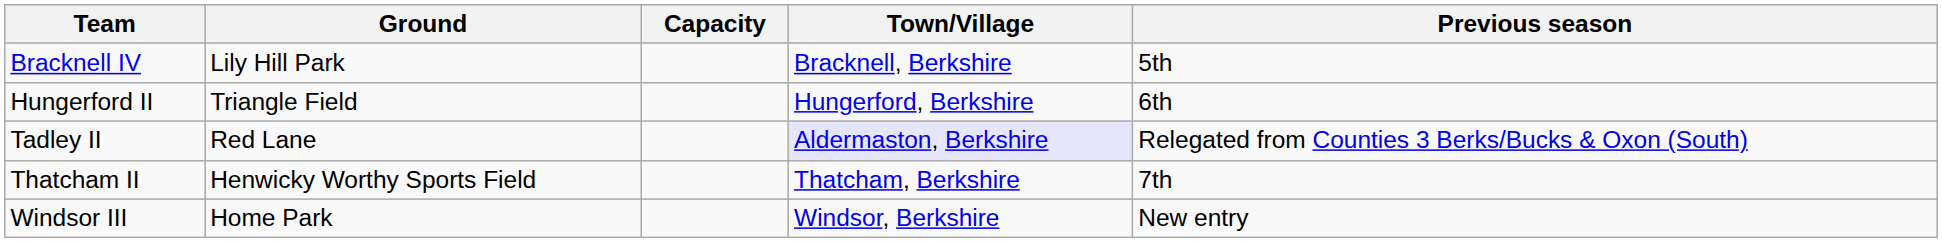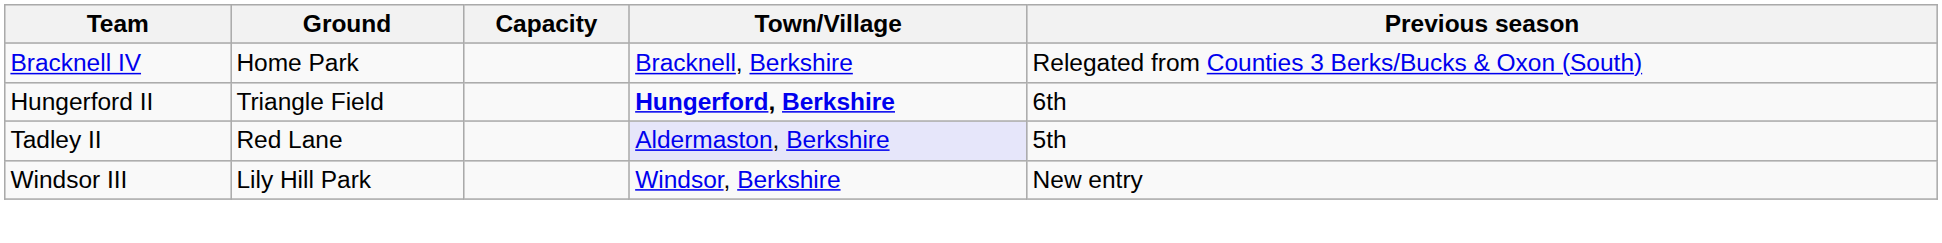(277, 62) Lily Hill Park -> (298, 62) Home Park
(1155, 62) 5th -> (1337, 62) Relegated from Counties 3 Berks/Bucks & Oxon (South)
(914, 101) normal -> (765, 101) bold
(1443, 140) Relegated from Counties 3 Berks/Bucks & Oxon (South) -> (1050, 140) 5th
- row: (75, 179)
(271, 218) Home Park -> (304, 179) Lily Hill Park
